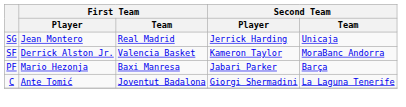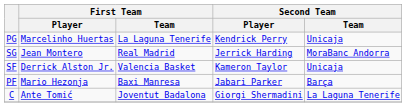+ row: (12, 39)
(320, 39) Unicaja -> (348, 53) MoraBanc Andorra
(343, 53) MoraBanc Andorra -> (325, 67) Unicaja
